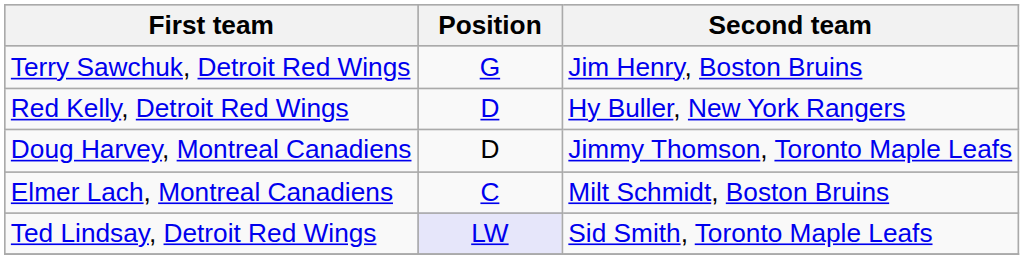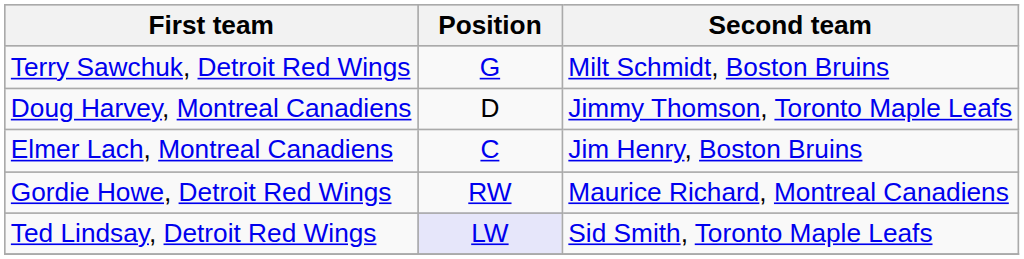(715, 66) Jim Henry, Boston Bruins -> (729, 66) Milt Schmidt, Boston Bruins
- row: (180, 108)
(729, 191) Milt Schmidt, Boston Bruins -> (715, 150) Jim Henry, Boston Bruins
+ row: (201, 191)
